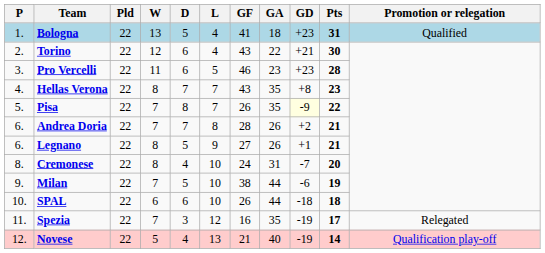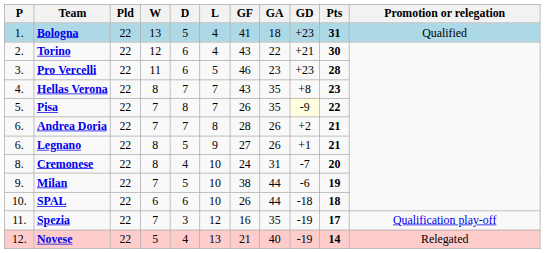(445, 220) Relegated -> (445, 220) Qualification play-off
(445, 239) Qualification play-off -> (445, 239) Relegated
